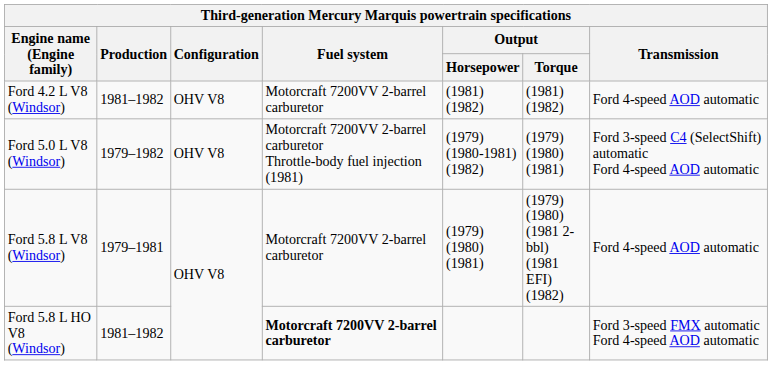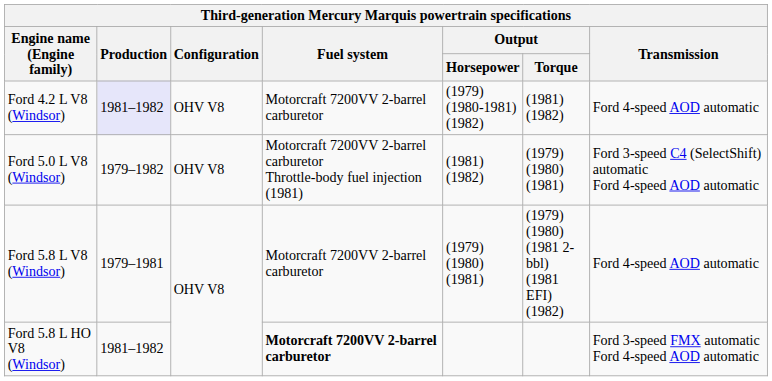(132, 99) no background -> (132, 107) lavender background
(465, 99) (1981) (1982) -> (481, 107) (1979) (1980-1981) (1982)
(481, 153) (1979) (1980-1981) (1982) -> (465, 169) (1981) (1982)
